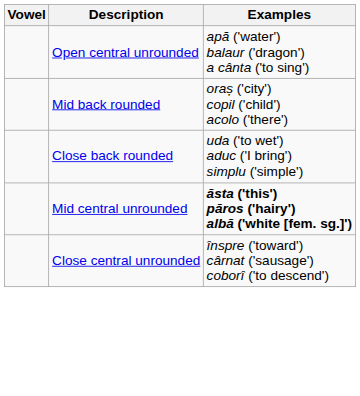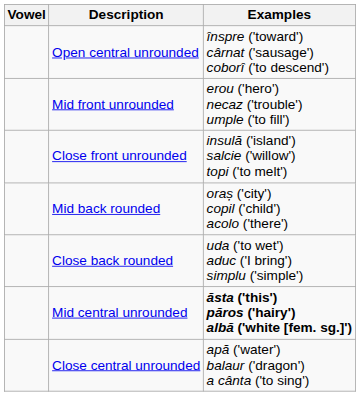(258, 52) apă ('water') balaur ('dragon') a cânta ('to sing') -> (268, 52) înspre ('toward') cârnat ('sausage') coborî ('to descend')
+ row: (113, 104)
+ row: (119, 156)
(268, 260) înspre ('toward') cârnat ('sausage') coborî ('to descend') -> (258, 365) apă ('water') balaur ('dragon') a cânta ('to sing')
